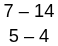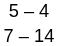rows swapped: (29, 36) <-> (29, 11)
